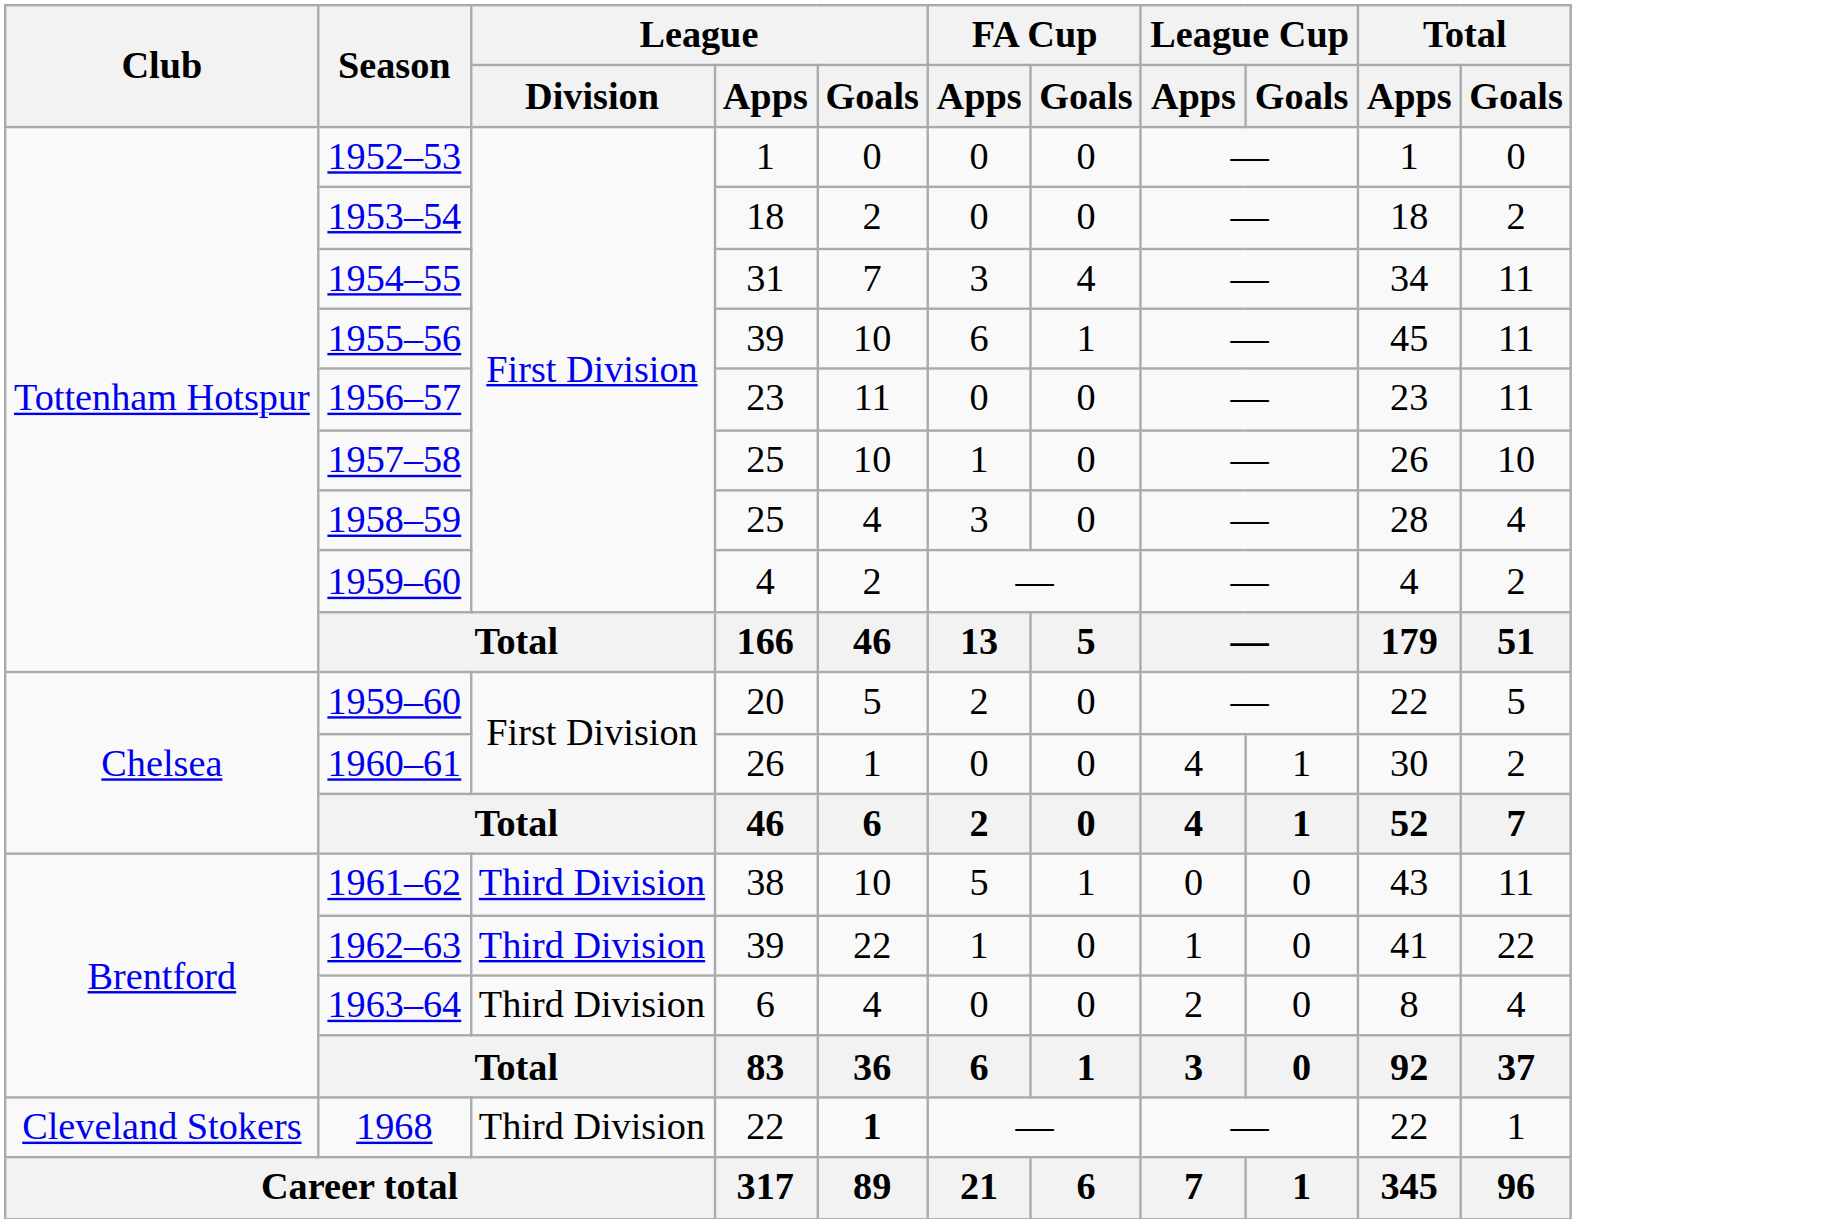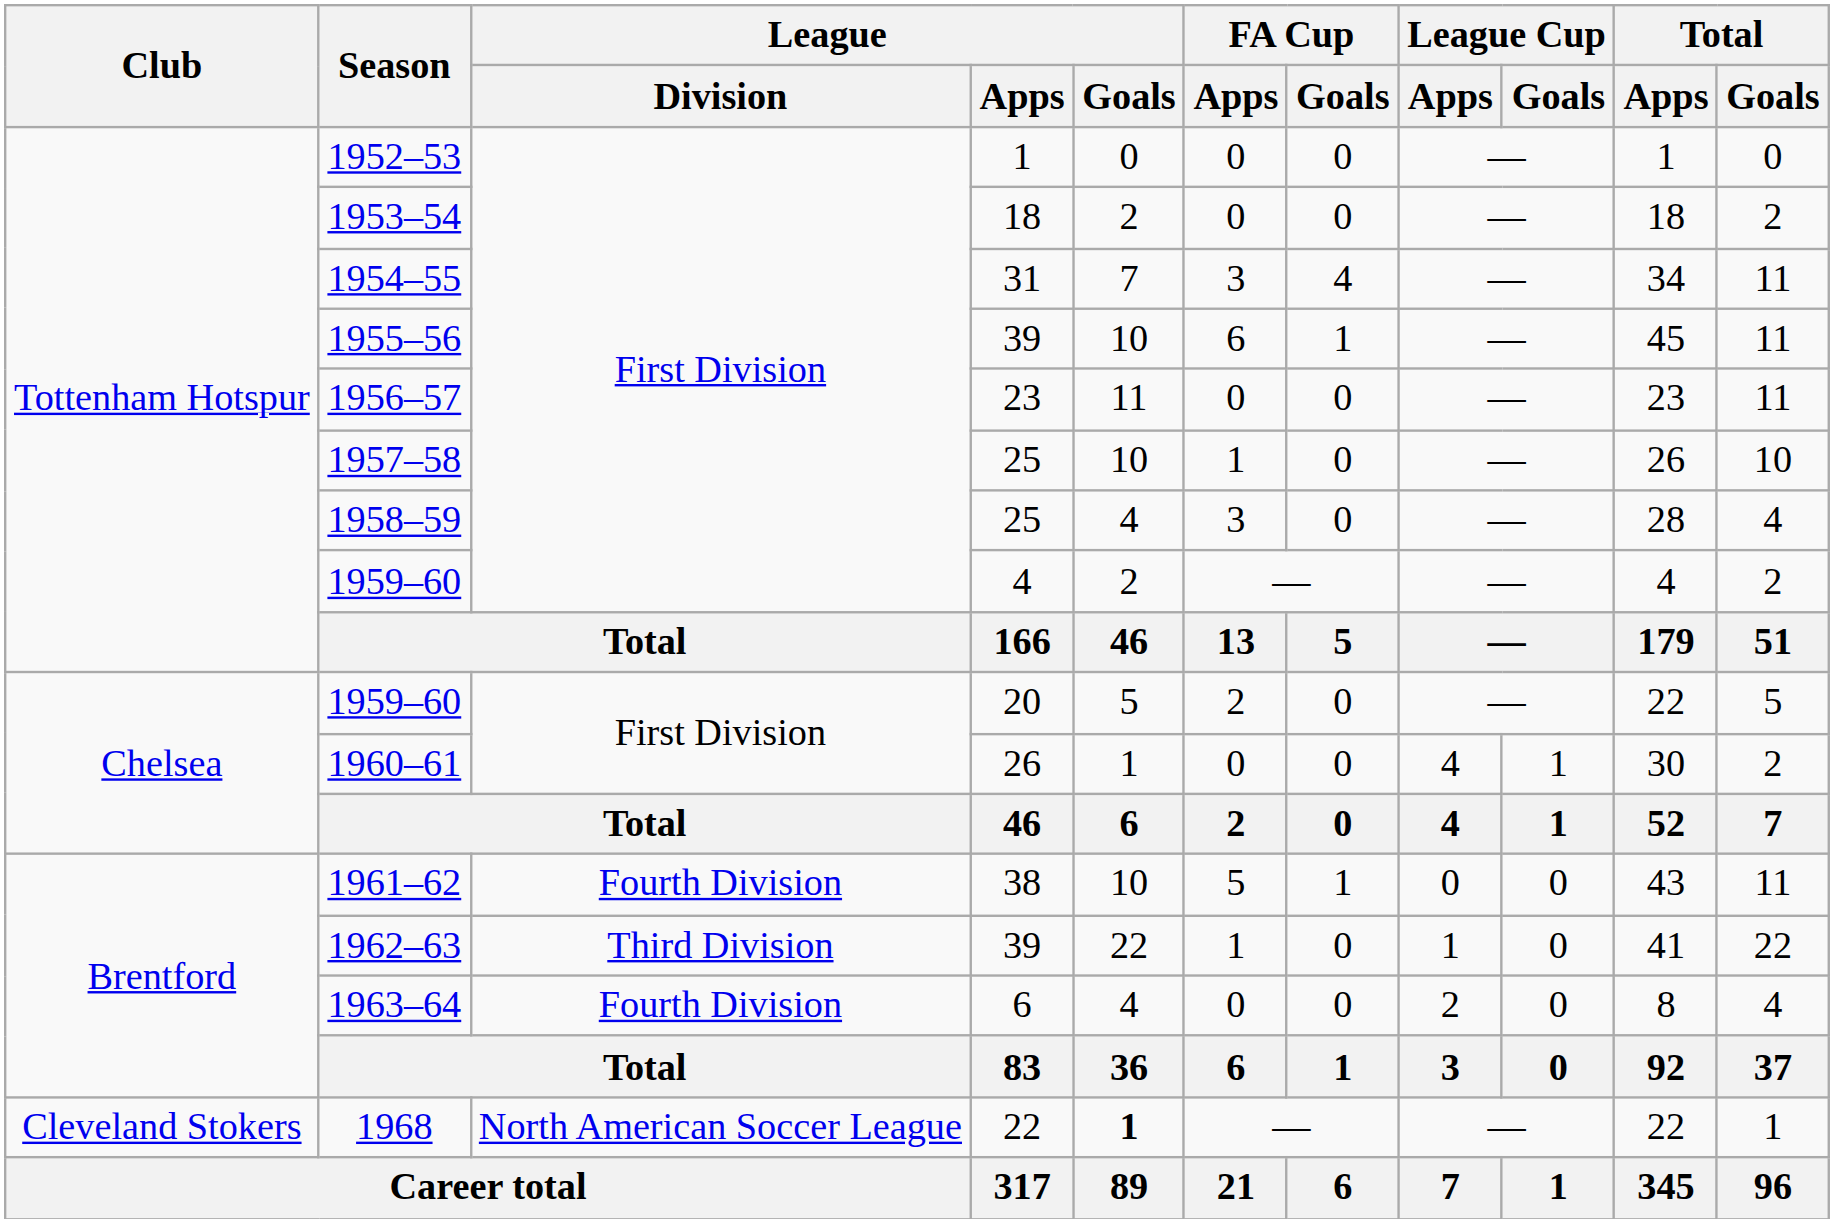(592, 883) Third Division -> (720, 883) Fourth Division
(592, 1005) Third Division -> (720, 1005) Fourth Division
(592, 1126) Third Division -> (720, 1126) North American Soccer League
